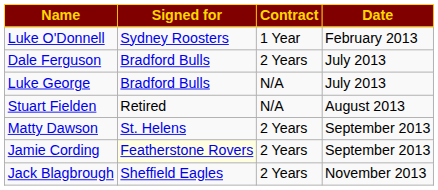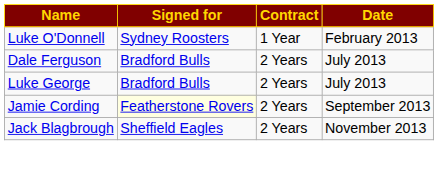(272, 83) N/A -> (284, 83) 2 Years
- row: (52, 106)
- row: (53, 128)
